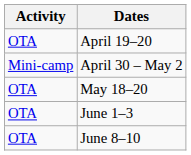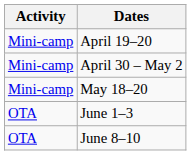(22, 41) OTA -> (41, 41) Mini-camp
(22, 89) OTA -> (41, 89) Mini-camp
